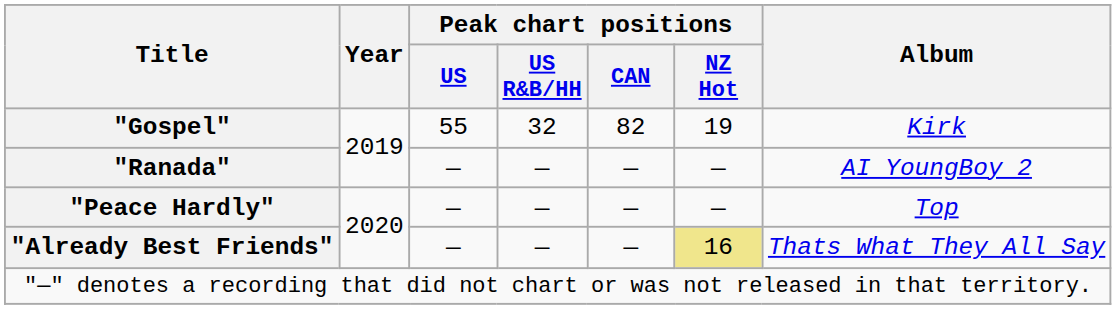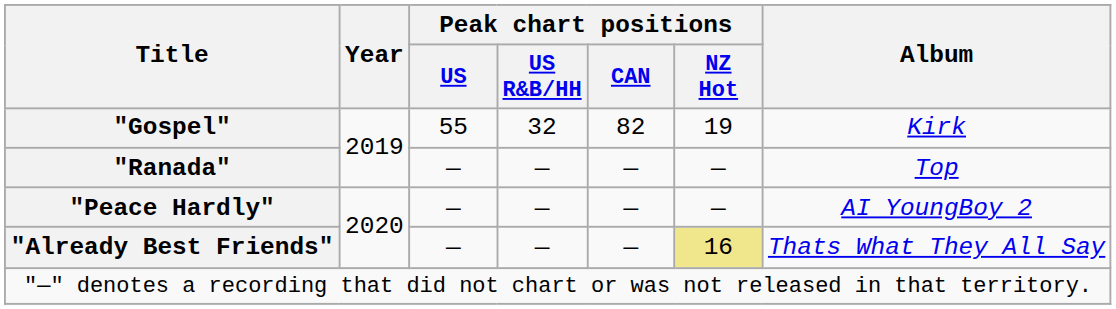(937, 168) AI YoungBoy 2 -> (937, 168) Top
(937, 208) Top -> (937, 208) AI YoungBoy 2
